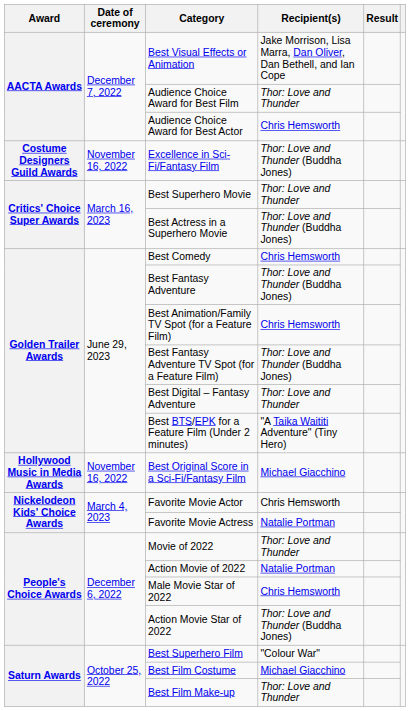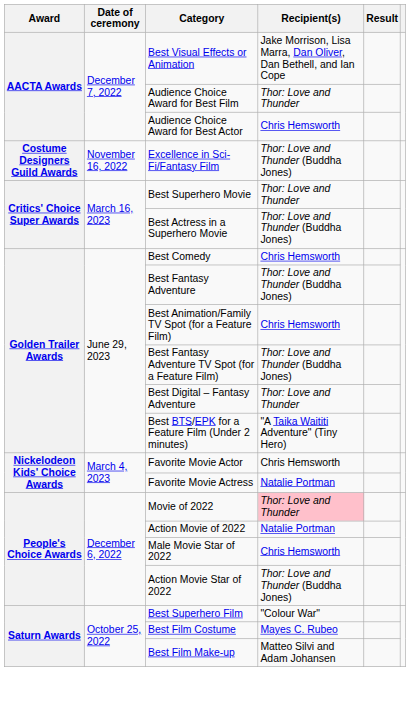- row: (198, 472)
(295, 546) no background -> (295, 506) pink background
(303, 670) Michael Giacchino -> (299, 630) Mayes C. Rubeo
(295, 692) Thor: Love and Thunder -> (298, 652) Matteo Silvi and Adam Johansen
